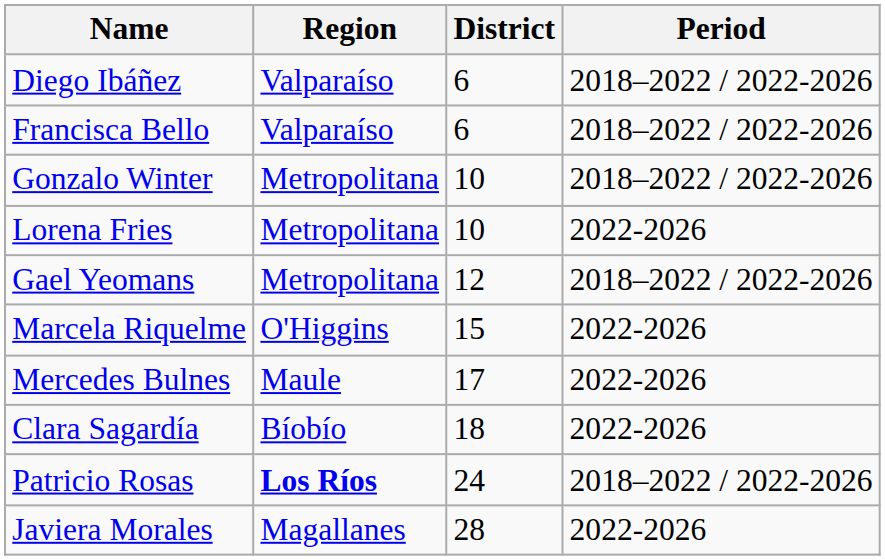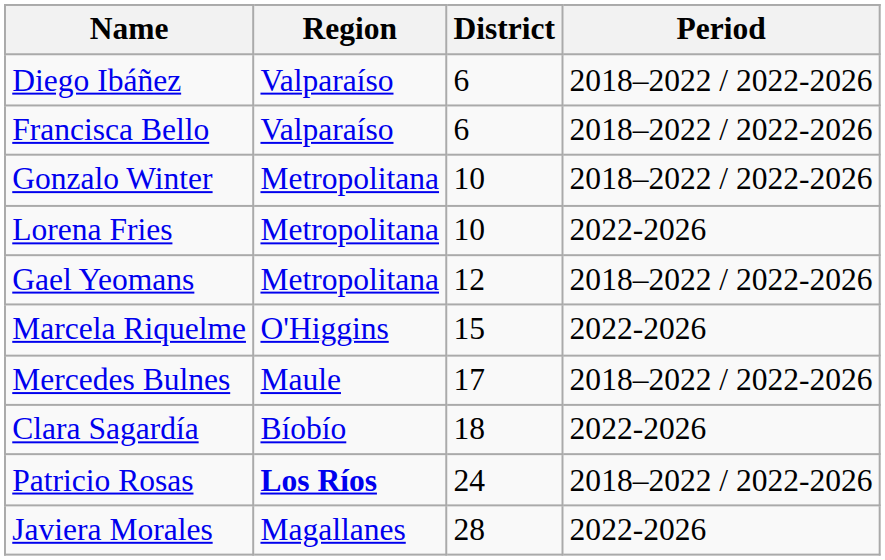(638, 379) 2022-2026 -> (721, 379) 2018–2022 / 2022-2026
